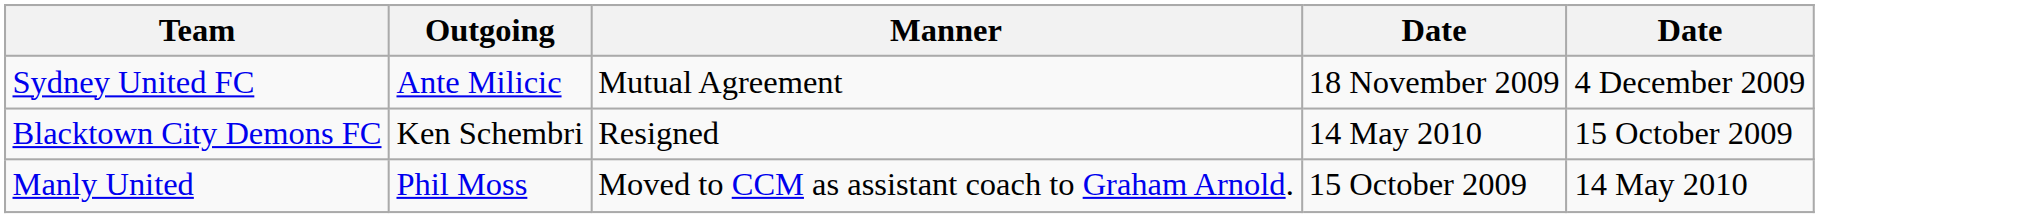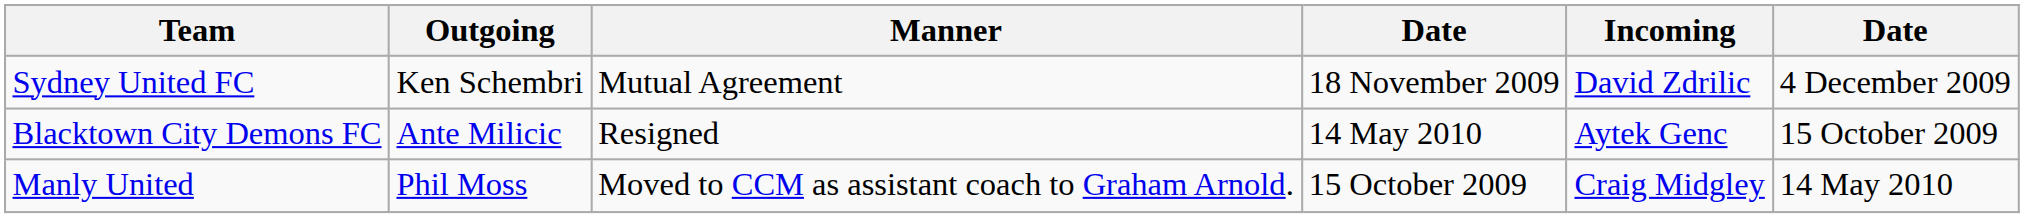+ column: (1670, 30)
(479, 81) Ante Milicic -> (490, 81) Ken Schembri
(490, 133) Ken Schembri -> (479, 133) Ante Milicic
